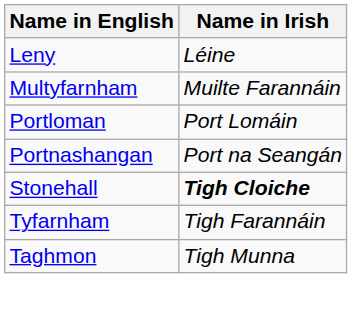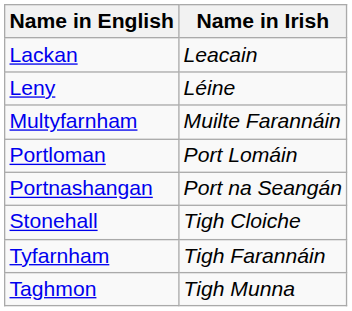+ row: (44, 54)
(247, 188) bold -> (242, 222) normal
